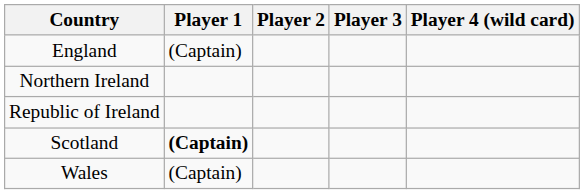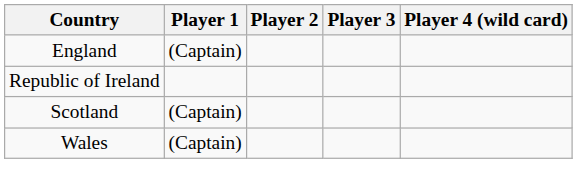- row: (84, 81)
(208, 142) bold -> (205, 111) normal
